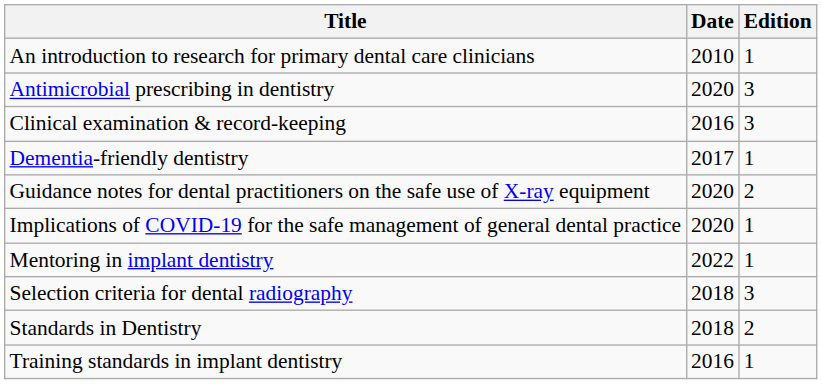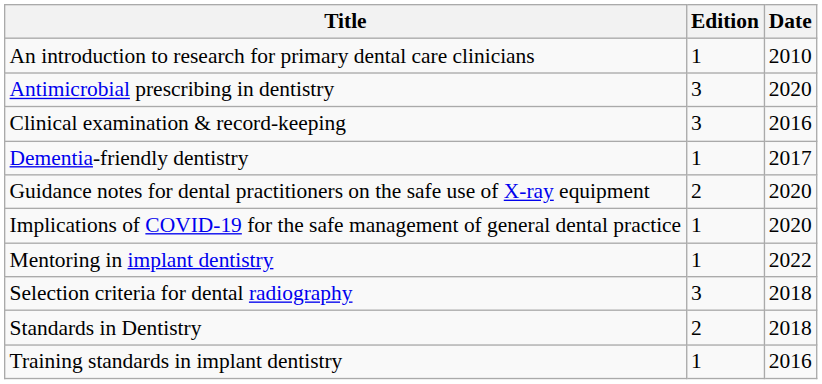columns swapped: (778, 21) <-> (712, 21)
